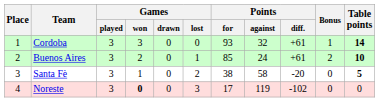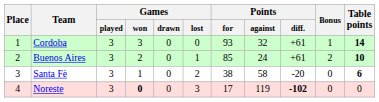(360, 74) 5 -> (360, 74) 6
(298, 89) normal -> (298, 89) bold
